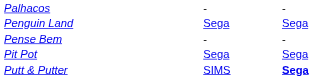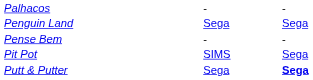(216, 54) Sega -> (217, 54) SIMS
(217, 70) SIMS -> (216, 70) Sega
